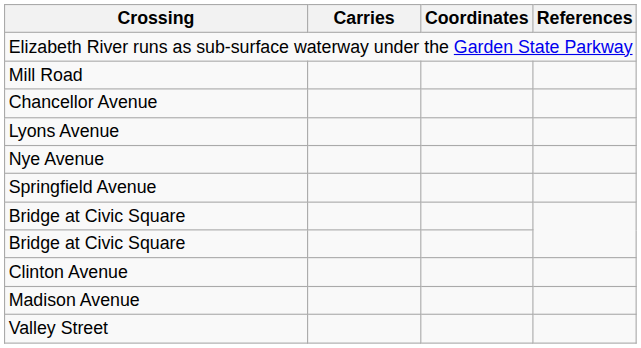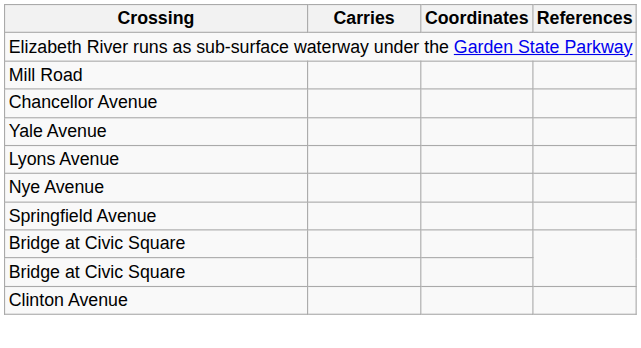+ row: (58, 131)
- row: (74, 300)
- row: (58, 328)
